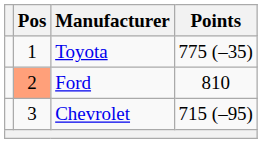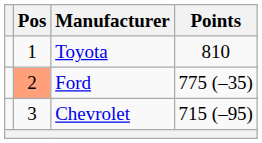(216, 51) 775 (–35) -> (216, 51) 810
(216, 83) 810 -> (216, 83) 775 (–35)
